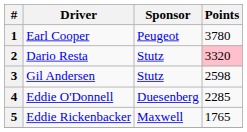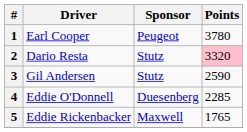(218, 76) 2598 -> (218, 76) 2590
